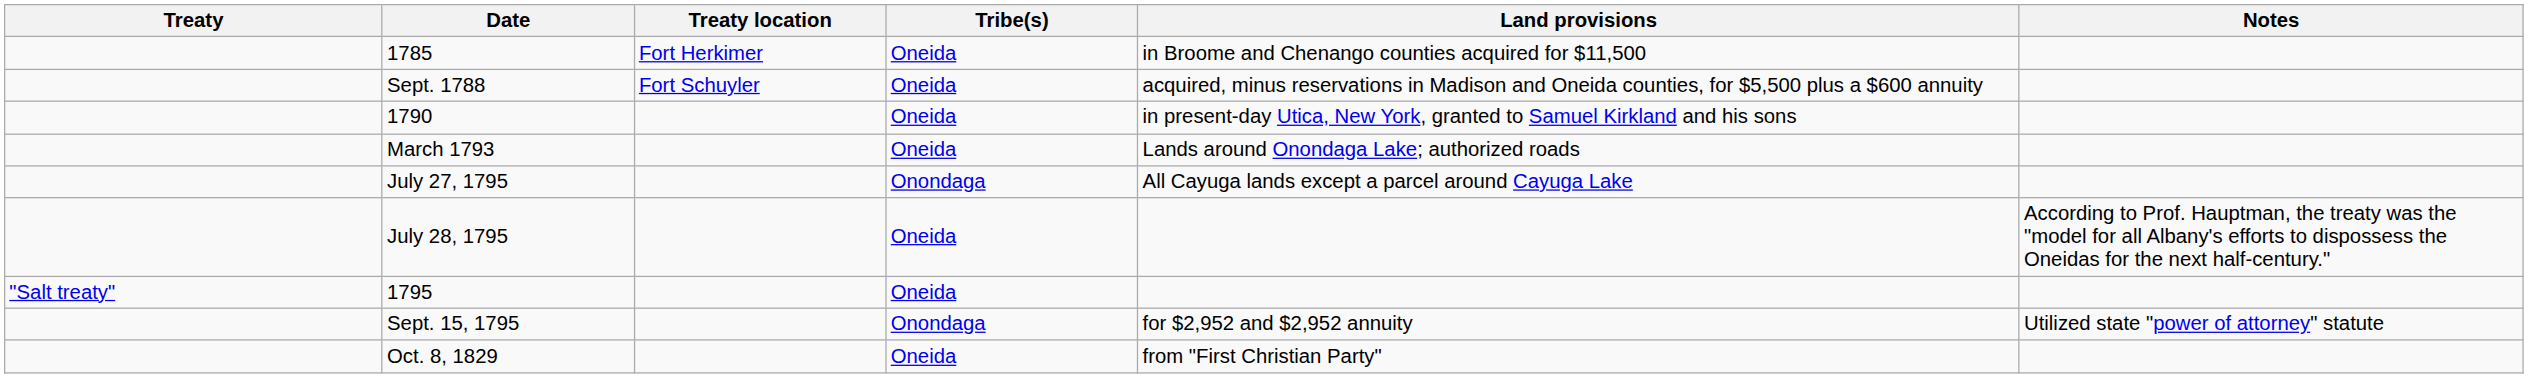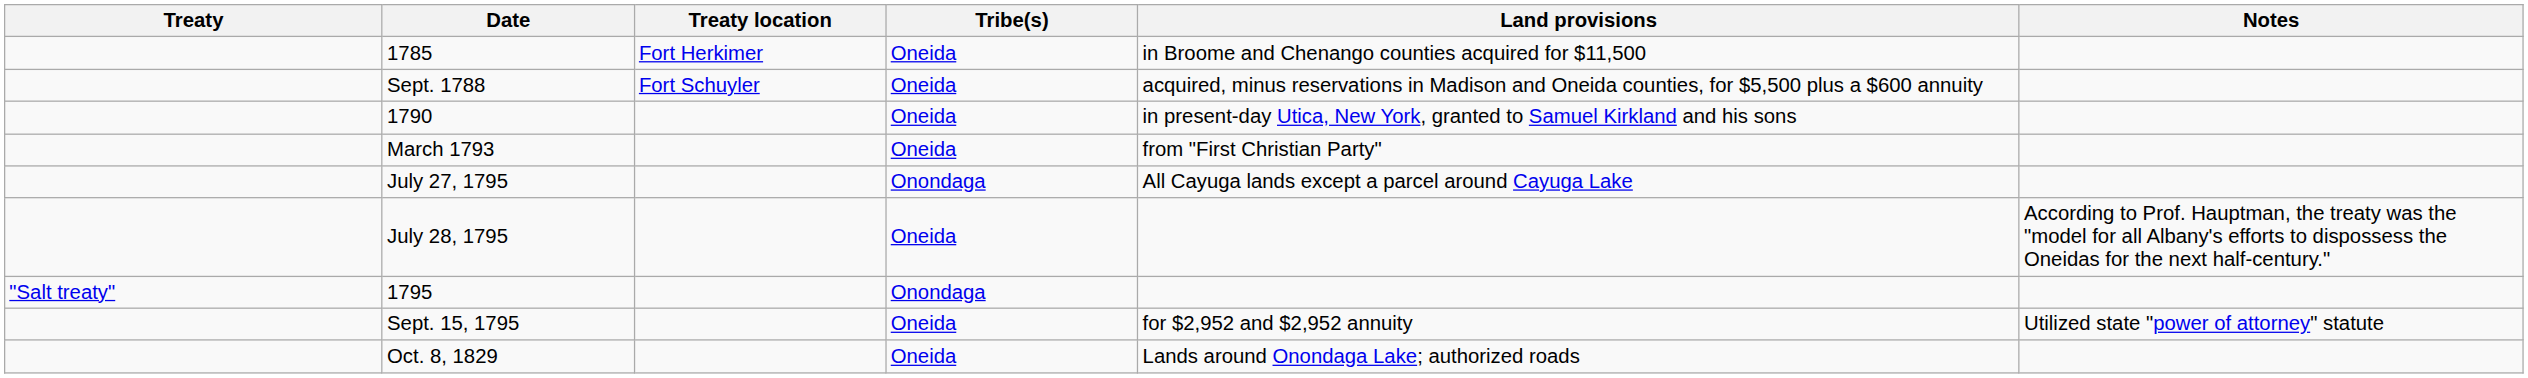(1361, 149) Lands around Onondaga Lake; authorized roads -> (1262, 149) from "First Christian Party"
(923, 291) Oneida -> (938, 291) Onondaga
(938, 324) Onondaga -> (923, 324) Oneida
(1262, 356) from "First Christian Party" -> (1361, 356) Lands around Onondaga Lake; authorized roads
